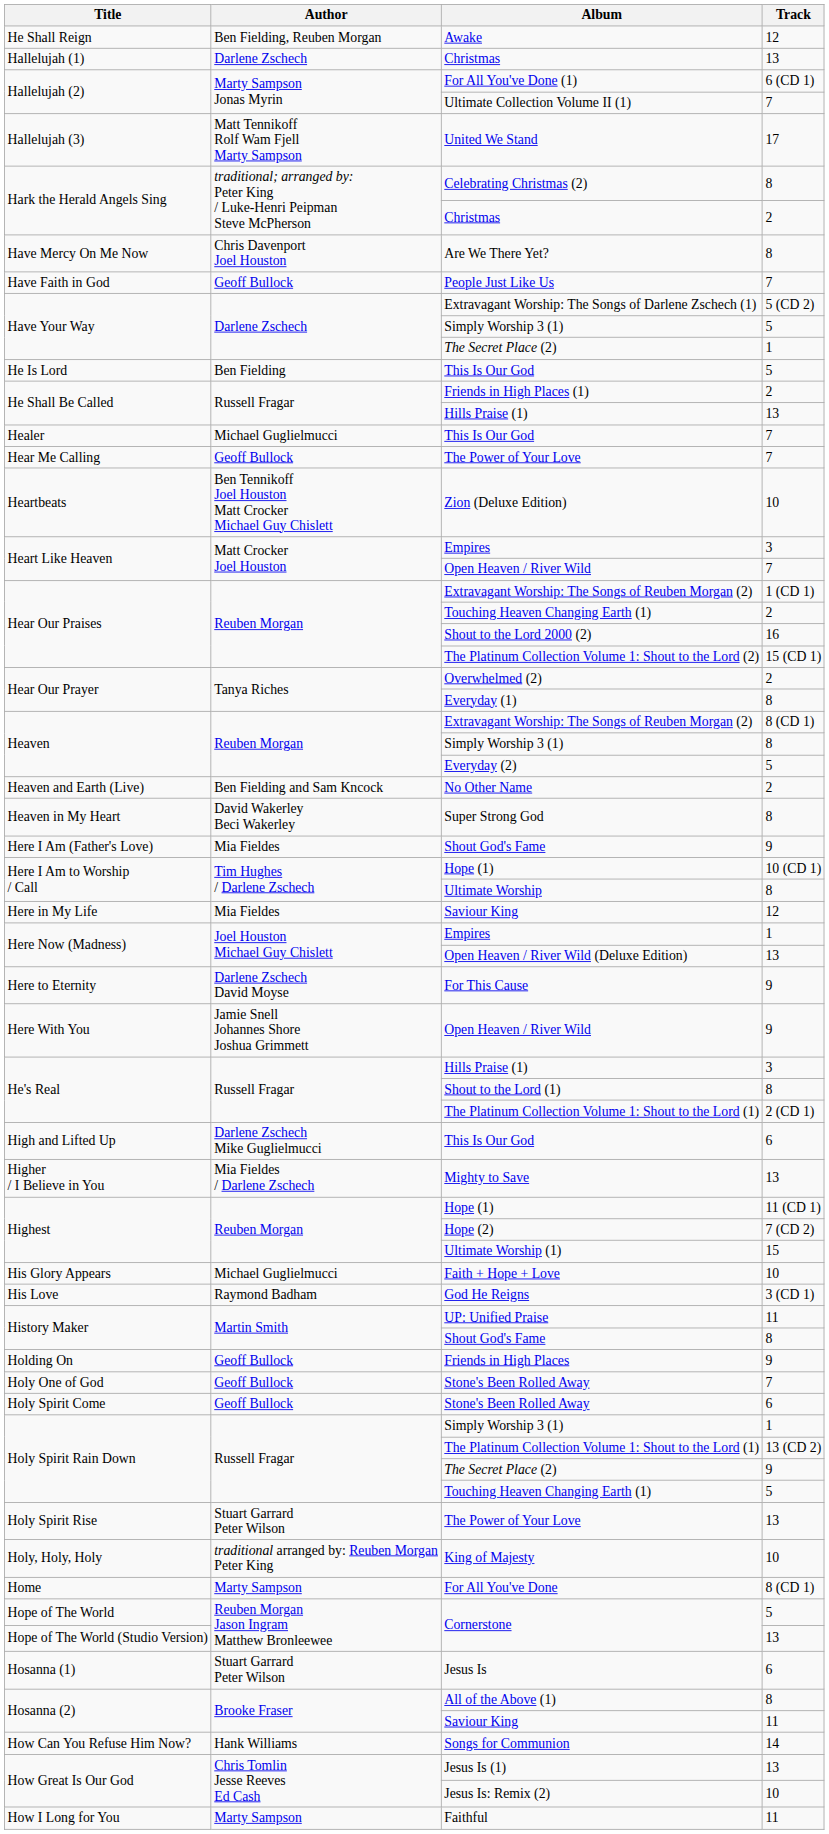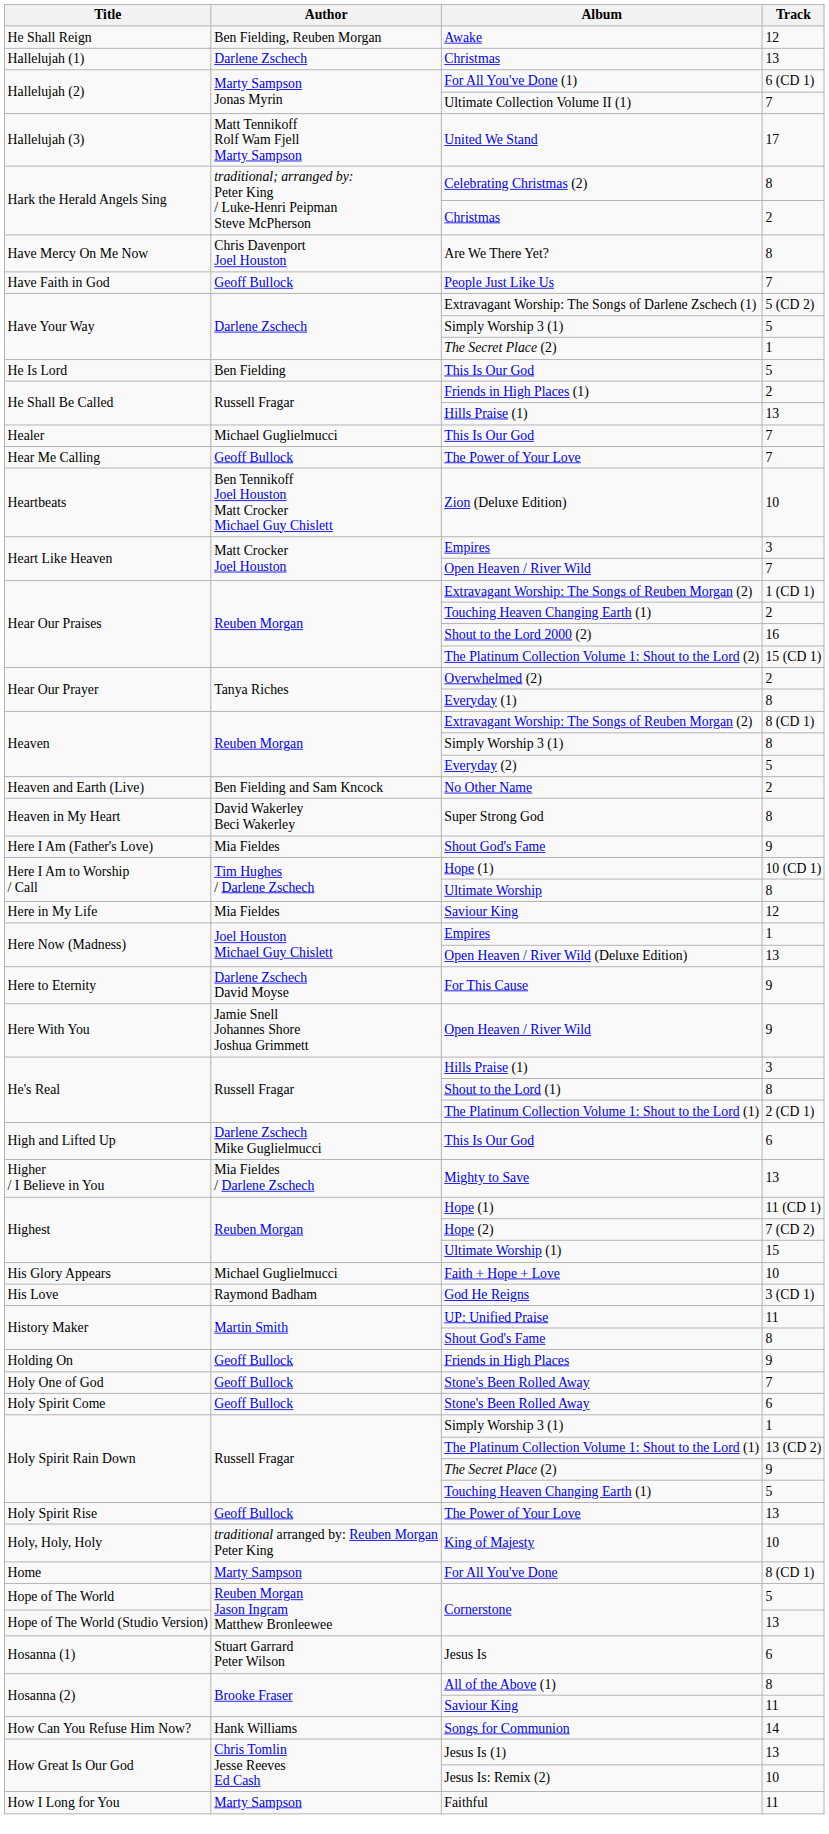(254, 1521) Stuart Garrard Peter Wilson -> (254, 1513) Geoff Bullock
